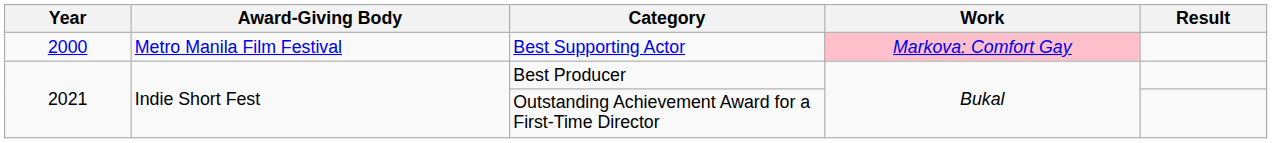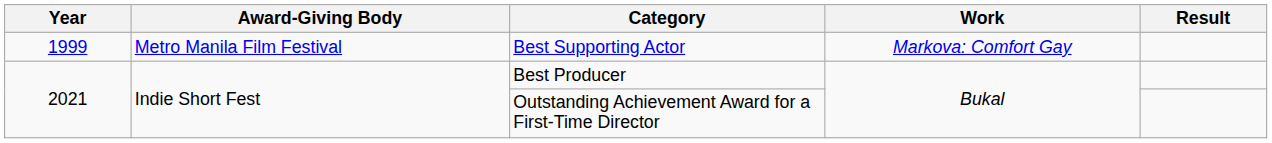(68, 46) 2000 -> (68, 46) 1999
(982, 46) pink background -> (982, 46) no background
